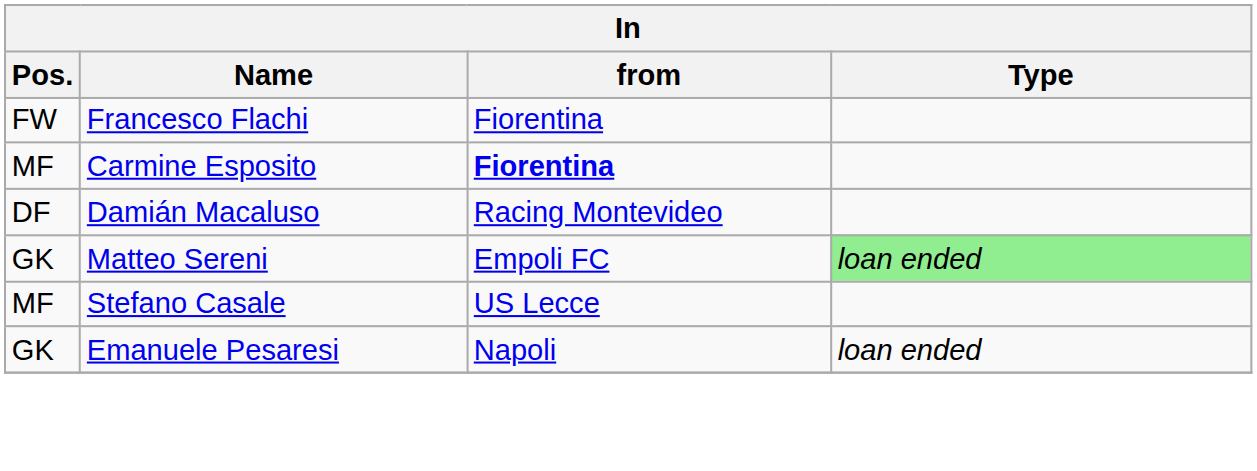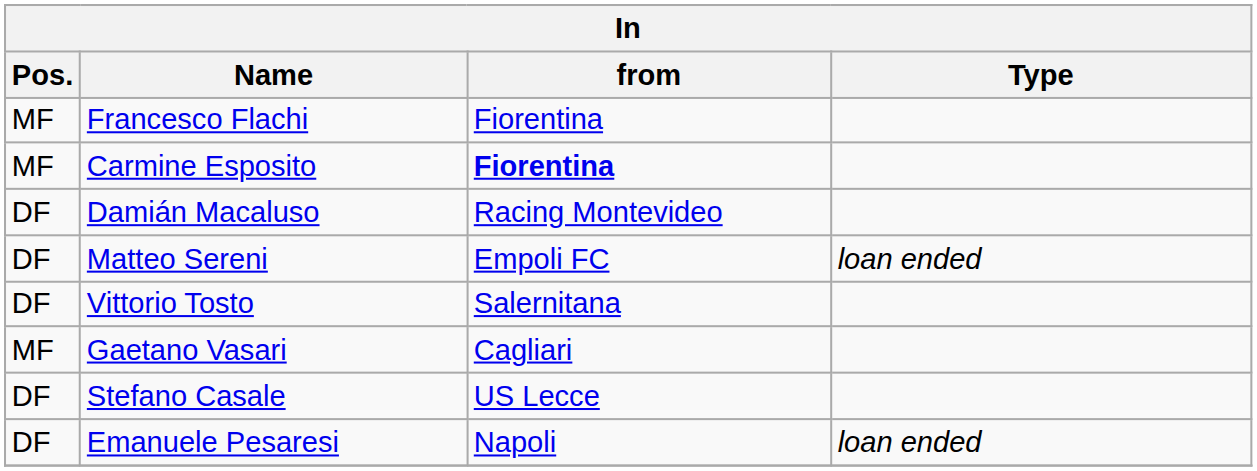(34, 120) FW -> (33, 120) MF
(33, 258) GK -> (31, 258) DF
(910, 258) lightgreen background -> (910, 258) no background
+ row: (170, 304)
+ row: (187, 350)
(33, 304) MF -> (31, 396) DF
(33, 350) GK -> (31, 442) DF
